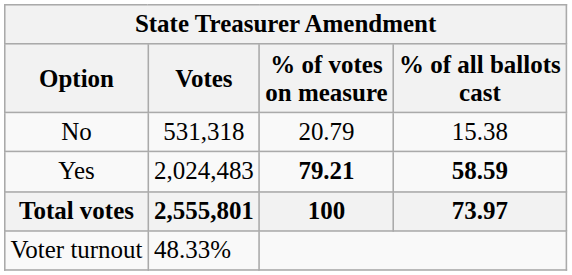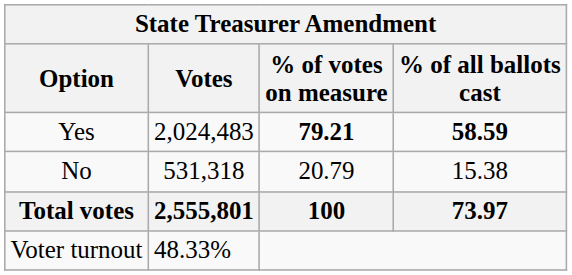rows swapped: (77, 171) <-> (77, 131)
